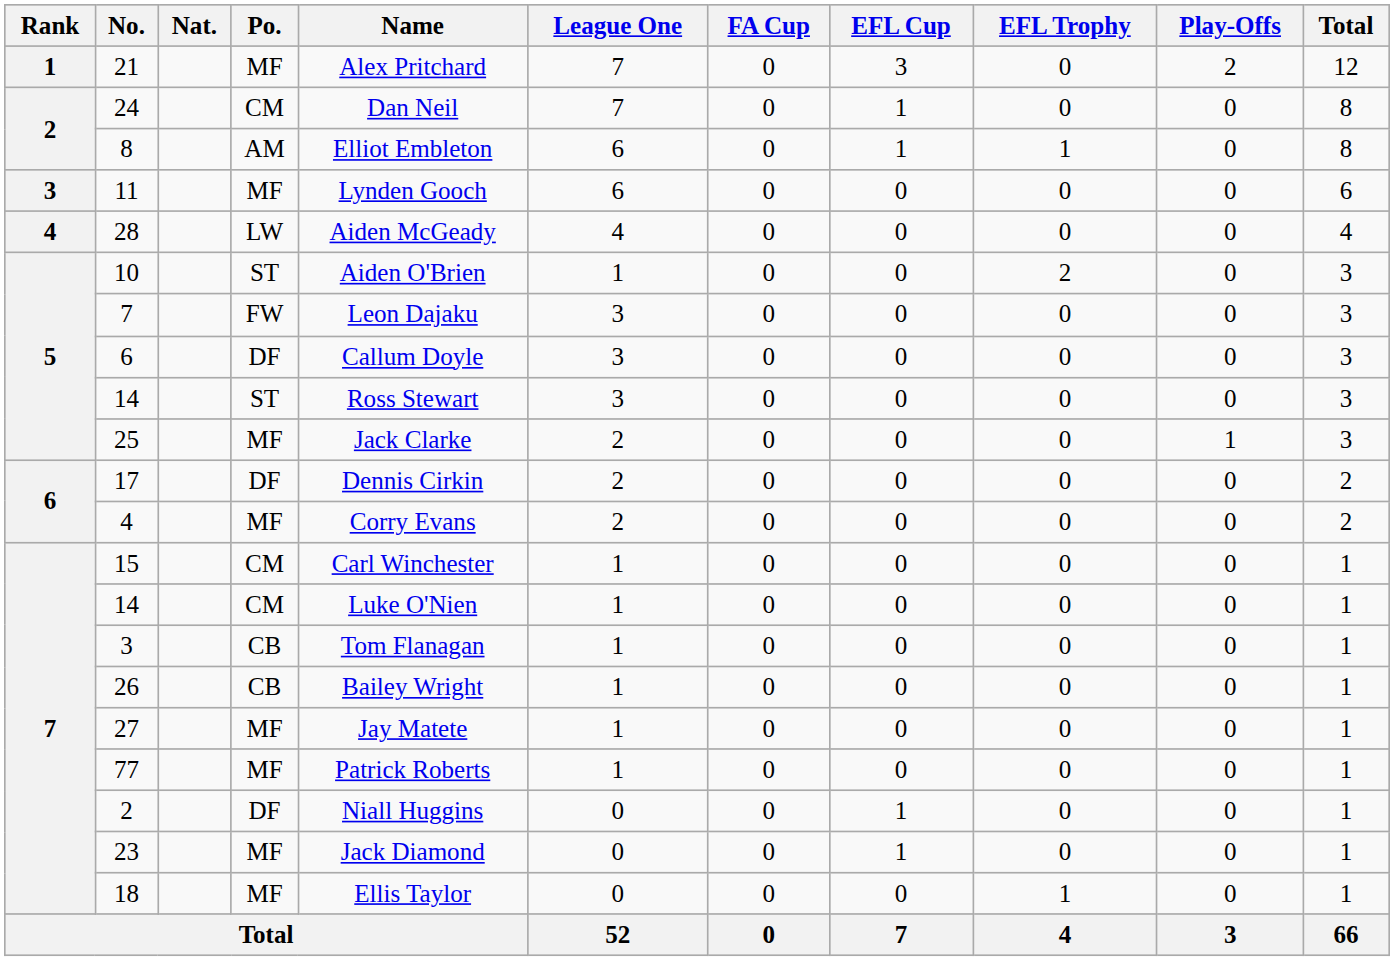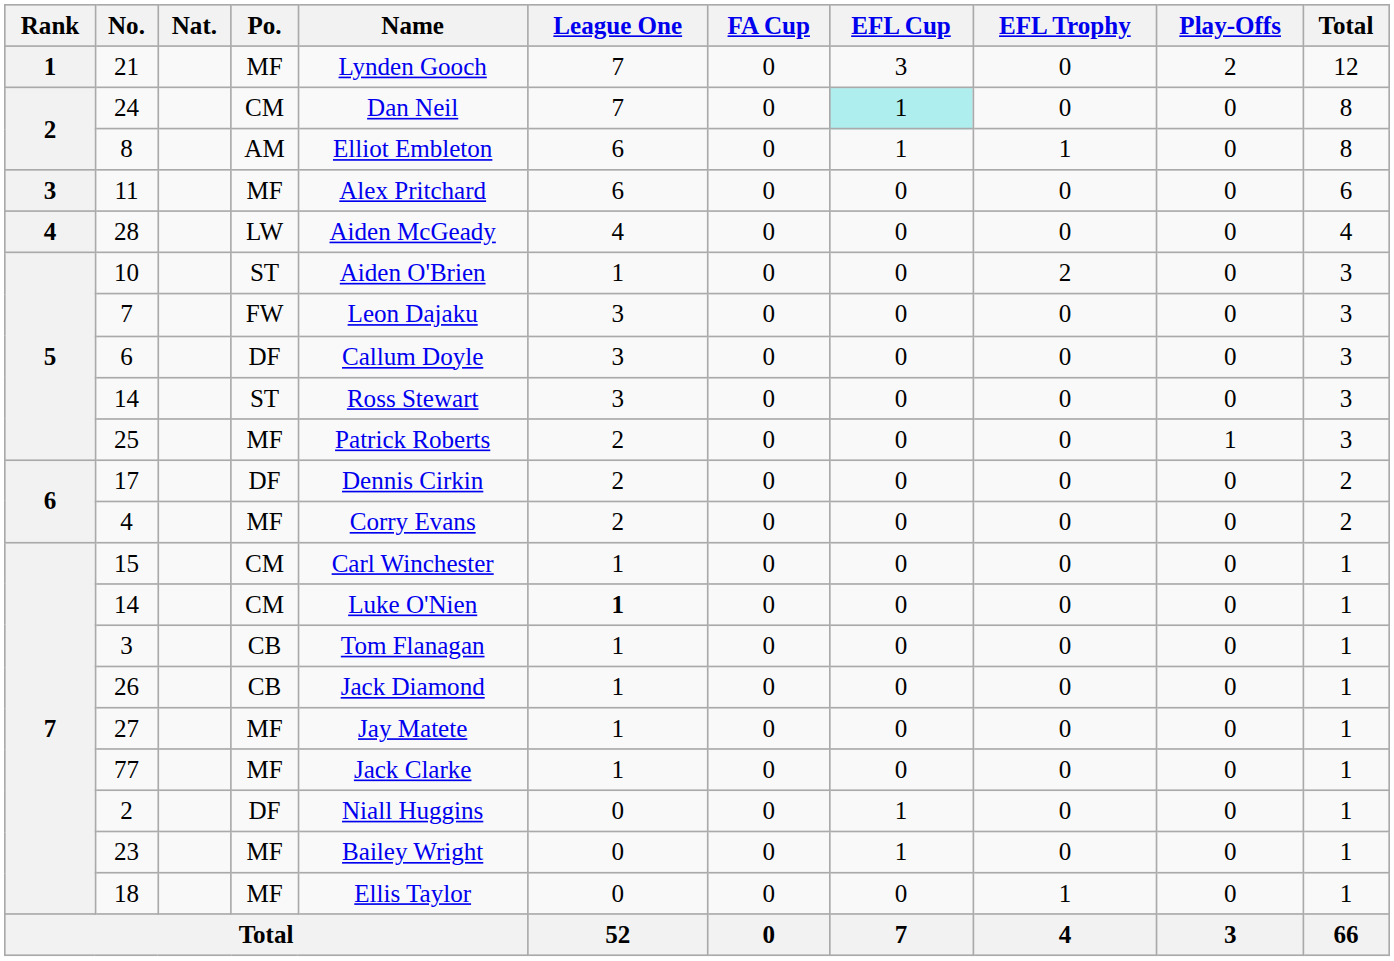(413, 66) Alex Pritchard -> (413, 66) Lynden Gooch
(901, 108) no background -> (901, 108) paleturquoise background
(413, 190) Lynden Gooch -> (413, 190) Alex Pritchard
(413, 438) Jack Clarke -> (413, 438) Patrick Roberts
(618, 604) normal -> (618, 604) bold
(413, 687) Bailey Wright -> (413, 687) Jack Diamond
(413, 769) Patrick Roberts -> (413, 769) Jack Clarke
(413, 852) Jack Diamond -> (413, 852) Bailey Wright
